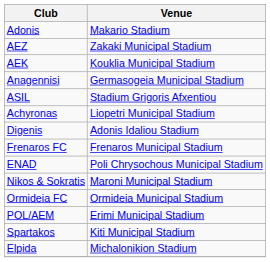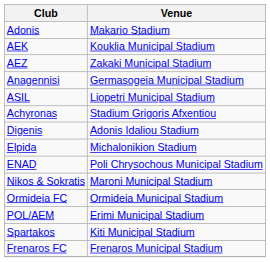rows swapped: (17, 47) <-> (18, 64)
(153, 97) Stadium Grigoris Afxentiou -> (152, 97) Liopetri Municipal Stadium
(152, 114) Liopetri Municipal Stadium -> (153, 114) Stadium Grigoris Afxentiou
rows swapped: (22, 249) <-> (37, 148)
